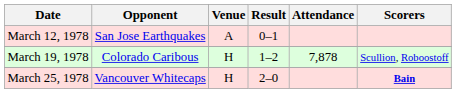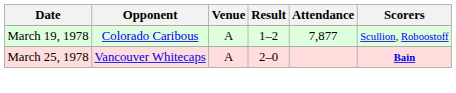- row: (48, 36)
(229, 57) H -> (229, 36) A
(323, 57) 7,878 -> (323, 36) 7,877
(229, 78) H -> (229, 57) A
